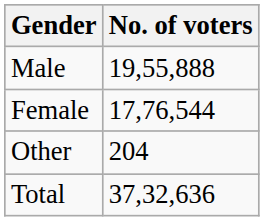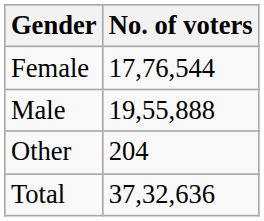rows swapped: (38, 67) <-> (50, 109)
